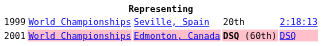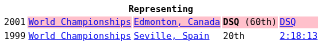rows swapped: (172, 22) <-> (177, 35)
